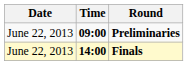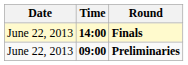rows swapped: (146, 32) <-> (127, 51)
